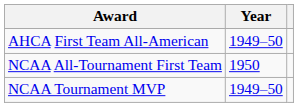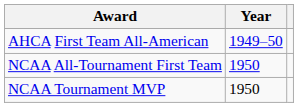(256, 89) 1949–50 -> (244, 89) 1950
